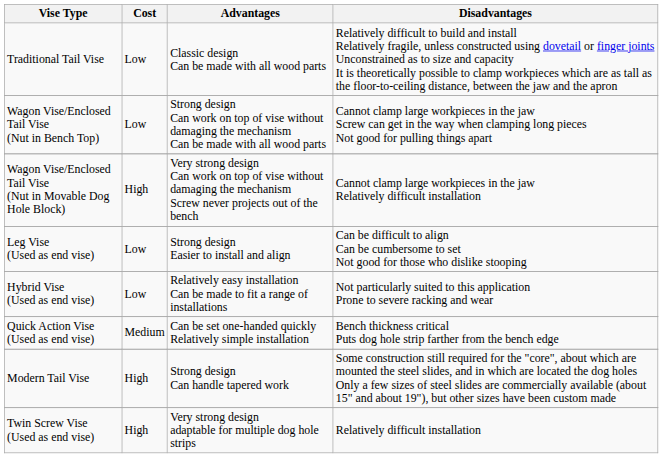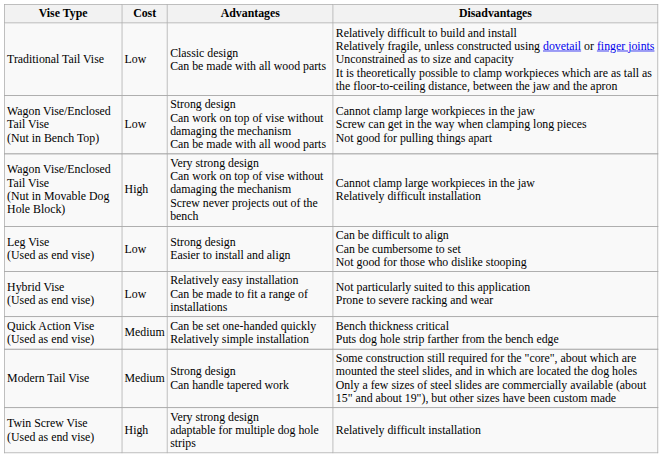(136, 378) High -> (145, 378) Medium
